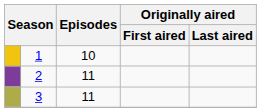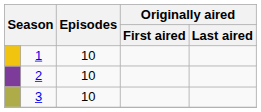(88, 76) 11 -> (88, 76) 10
(88, 96) 11 -> (88, 96) 10
